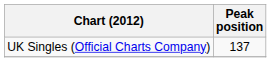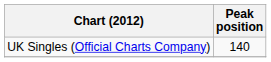(240, 47) 137 -> (240, 47) 140
